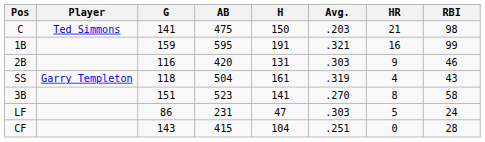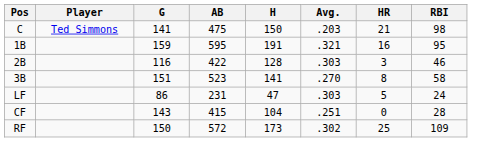(452, 46) 99 -> (439, 46) 95
(223, 62) 420 -> (217, 62) 422
(280, 62) 131 -> (273, 62) 128
(394, 62) 9 -> (384, 62) 3
- row: (20, 79)
+ row: (20, 128)
